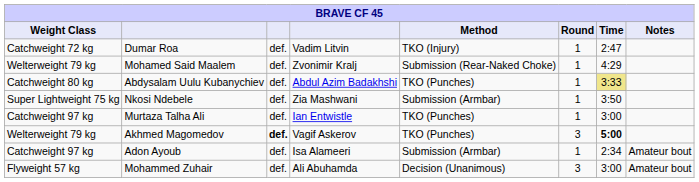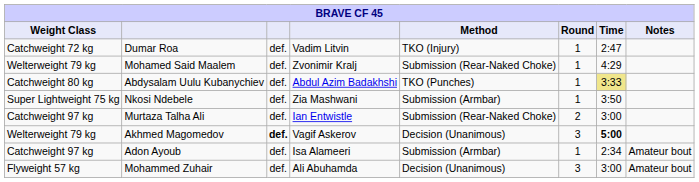(438, 117) TKO (Punches) -> (479, 117) Submission (Rear-Naked Choke)
(578, 117) 1 -> (578, 117) 2
(438, 134) TKO (Punches) -> (454, 134) Decision (Unanimous)
